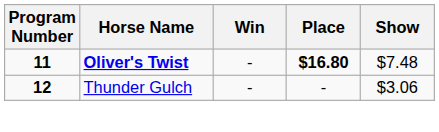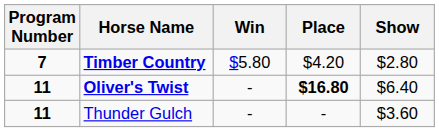+ row: (145, 62)
(397, 62) $7.48 -> (397, 88) $6.40
(42, 88) 12 -> (42, 114) 11
(397, 88) $3.06 -> (397, 114) $3.60
